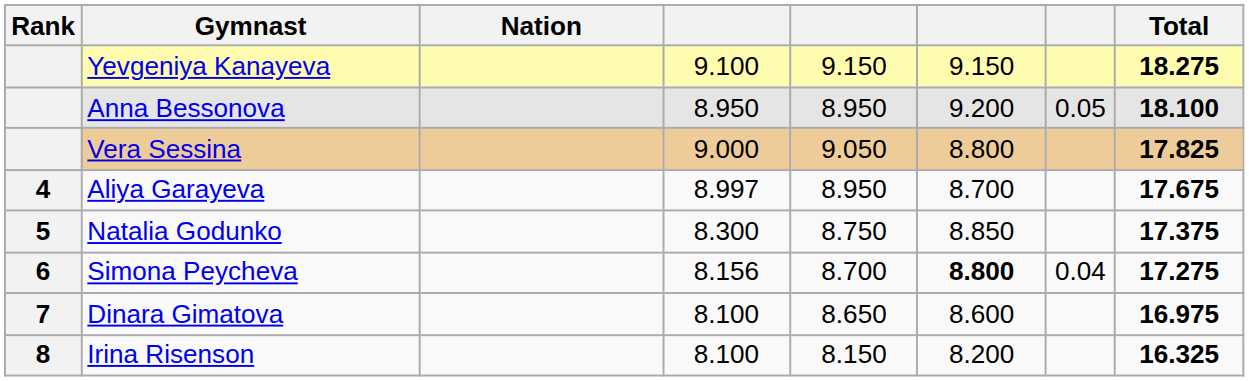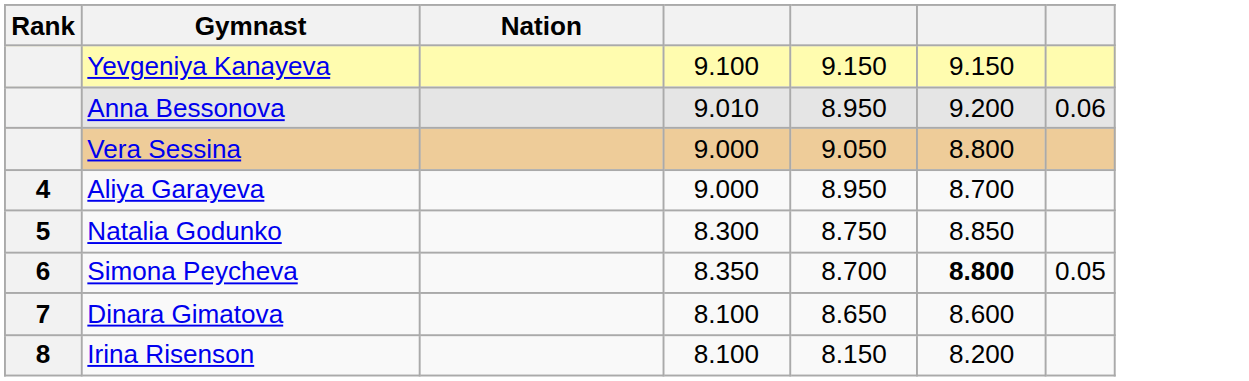- column: (1179, 25)
(726, 107) 8.950 -> (726, 107) 9.010
(1080, 107) 0.05 -> (1080, 107) 0.06
(726, 190) 8.997 -> (726, 190) 9.000
(726, 272) 8.156 -> (726, 272) 8.350
(1080, 272) 0.04 -> (1080, 272) 0.05
